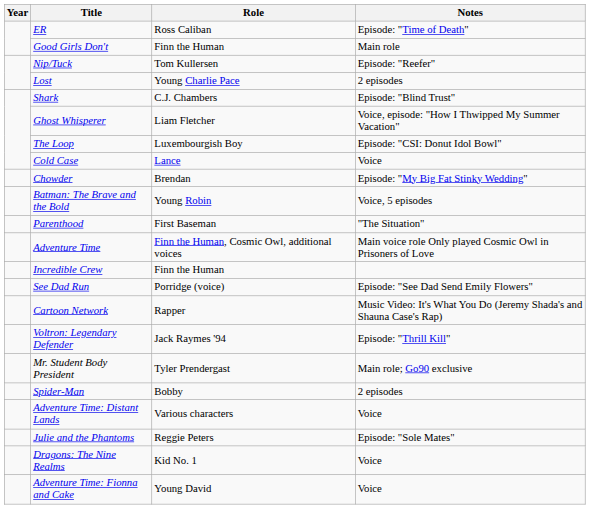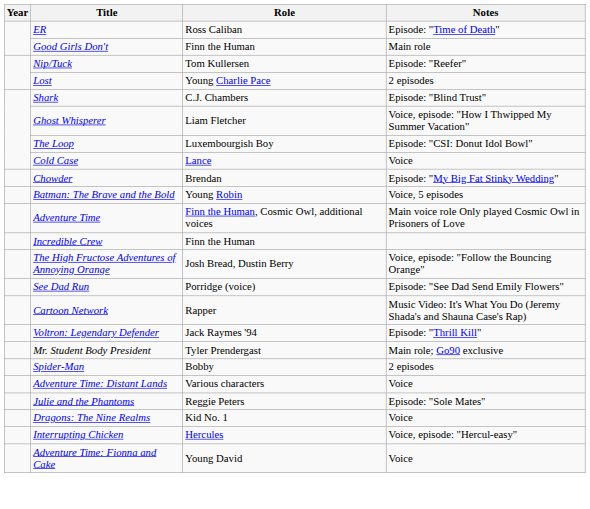- row: (58, 224)
+ row: (104, 264)
+ row: (78, 435)
